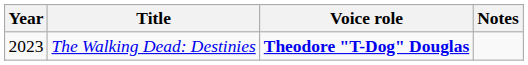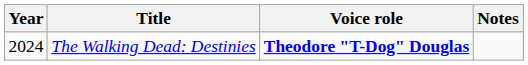(26, 45) 2023 -> (26, 45) 2024
